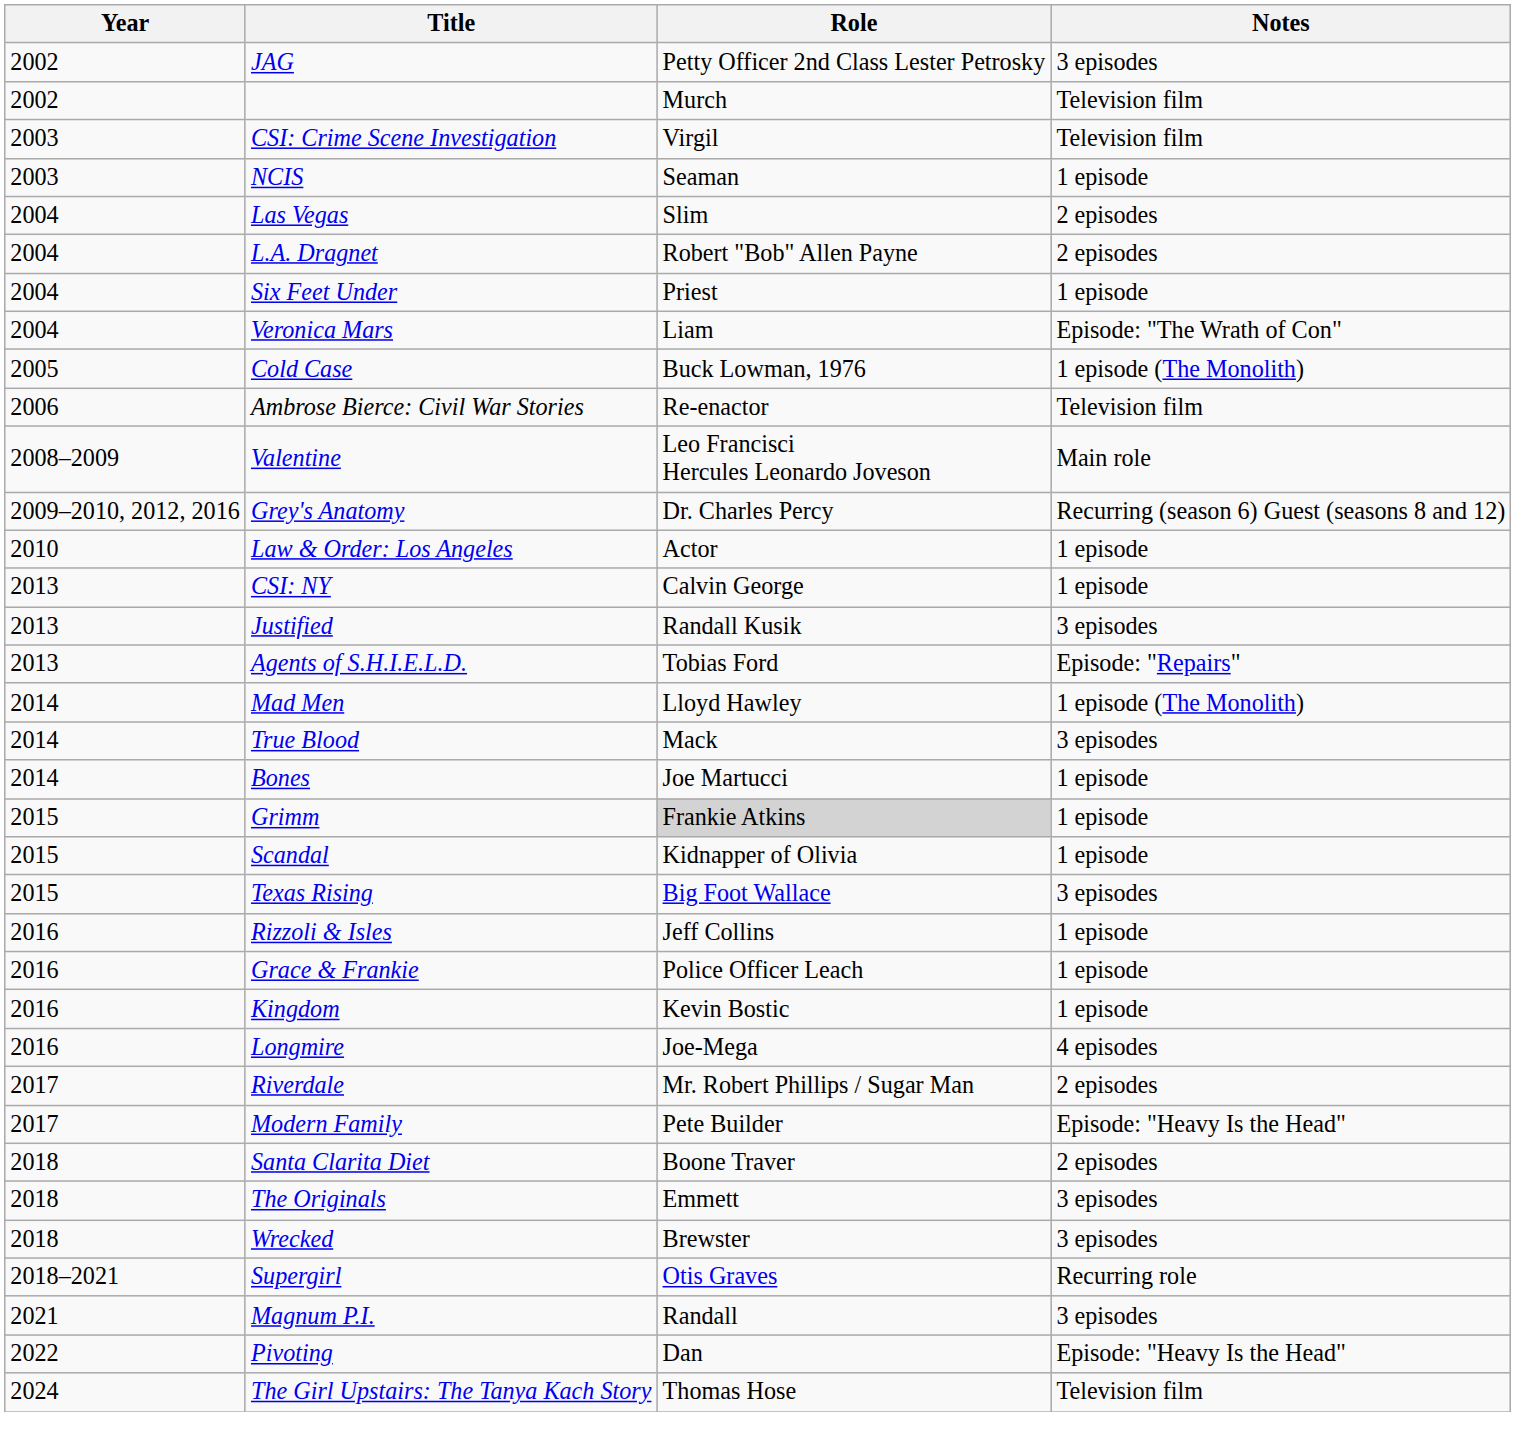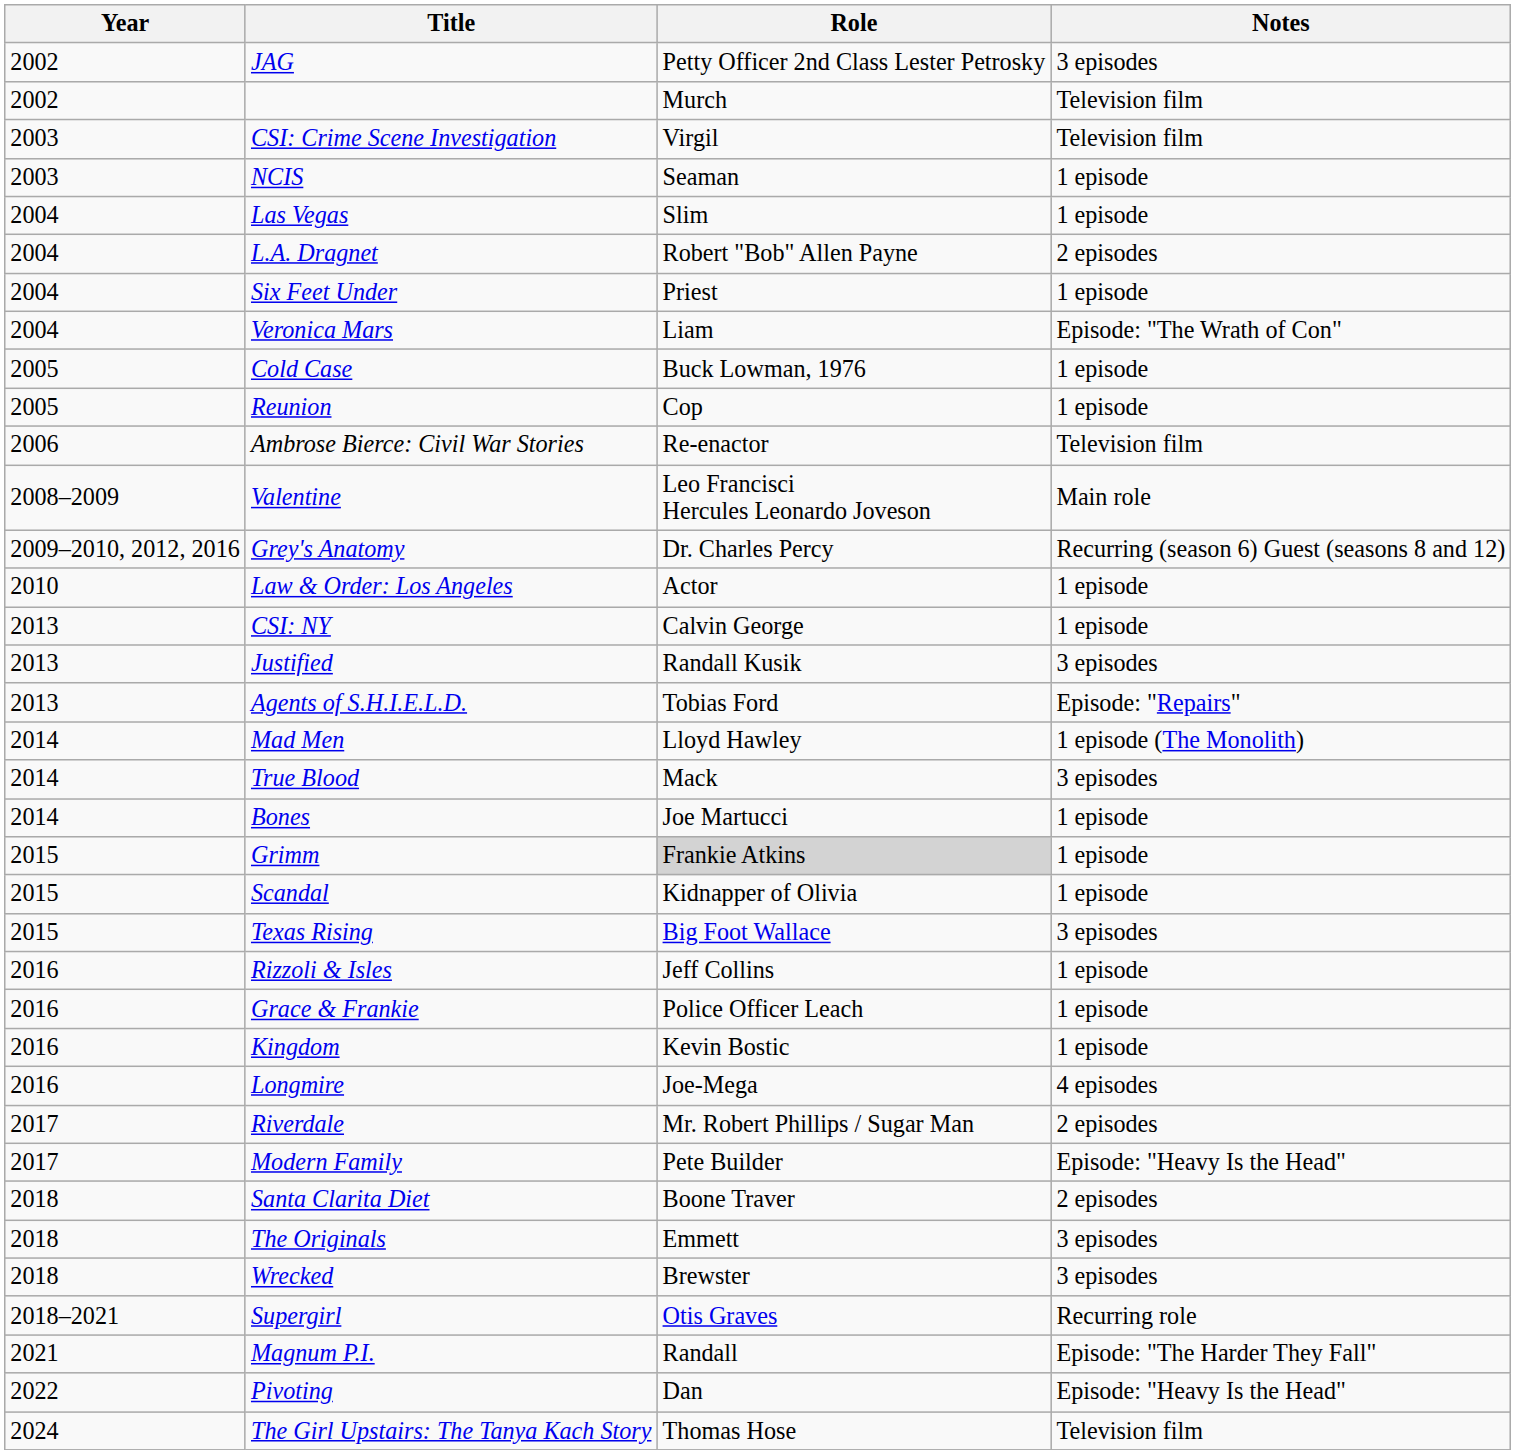(1107, 215) 2 episodes -> (1102, 215) 1 episode
(1180, 368) 1 episode (The Monolith) -> (1102, 368) 1 episode
+ row: (291, 406)
(1107, 1315) 3 episodes -> (1216, 1353) Episode: "The Harder They Fall"
